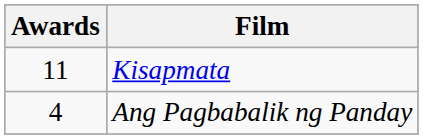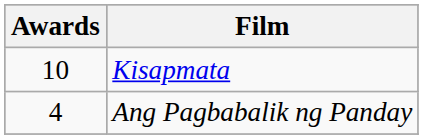(55, 69) 11 -> (55, 69) 10
